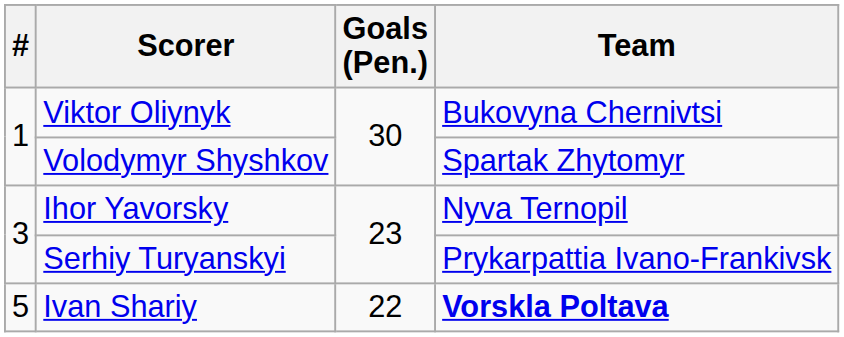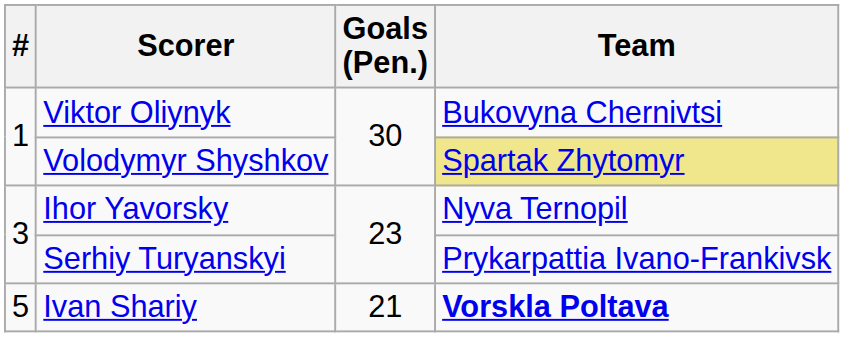(563, 160) no background -> (563, 160) khaki background
(385, 307) 22 -> (385, 307) 21
